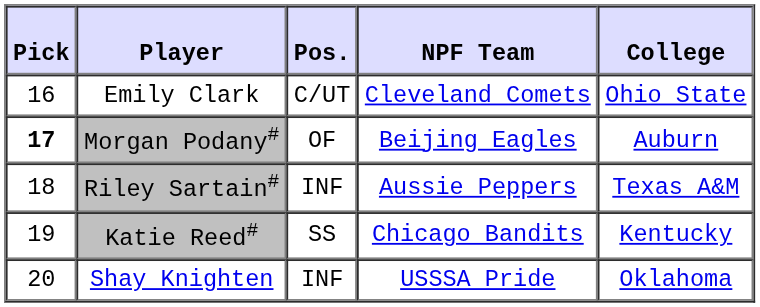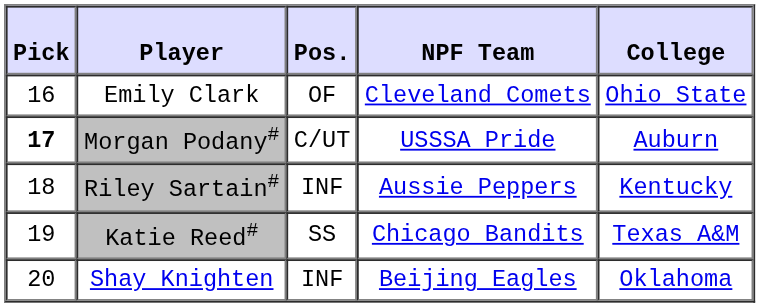(322, 95) C/UT -> (322, 95) OF
(322, 140) OF -> (322, 140) C/UT
(478, 140) Beijing Eagles -> (478, 140) USSSA Pride
(676, 188) Texas A&M -> (676, 188) Kentucky
(676, 235) Kentucky -> (676, 235) Texas A&M
(478, 280) USSSA Pride -> (478, 280) Beijing Eagles
